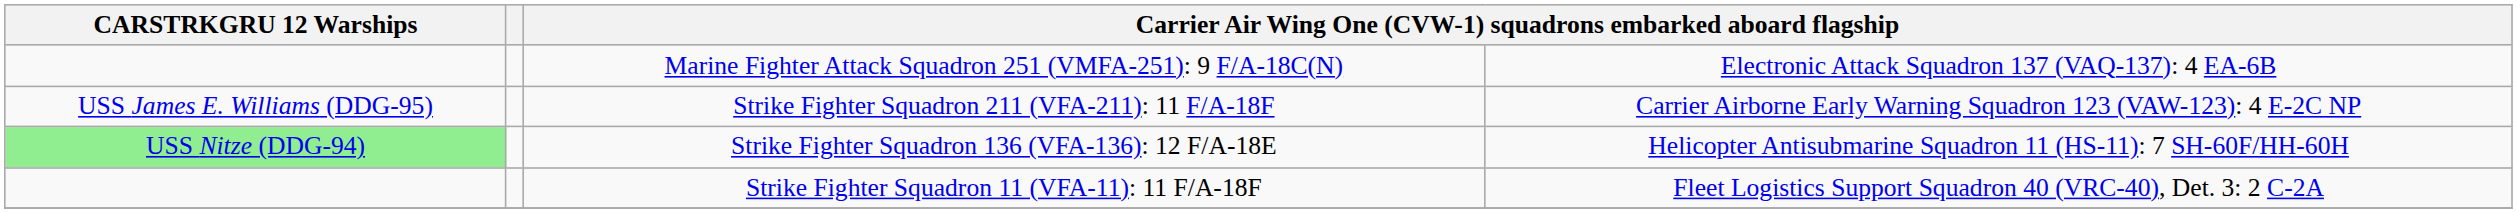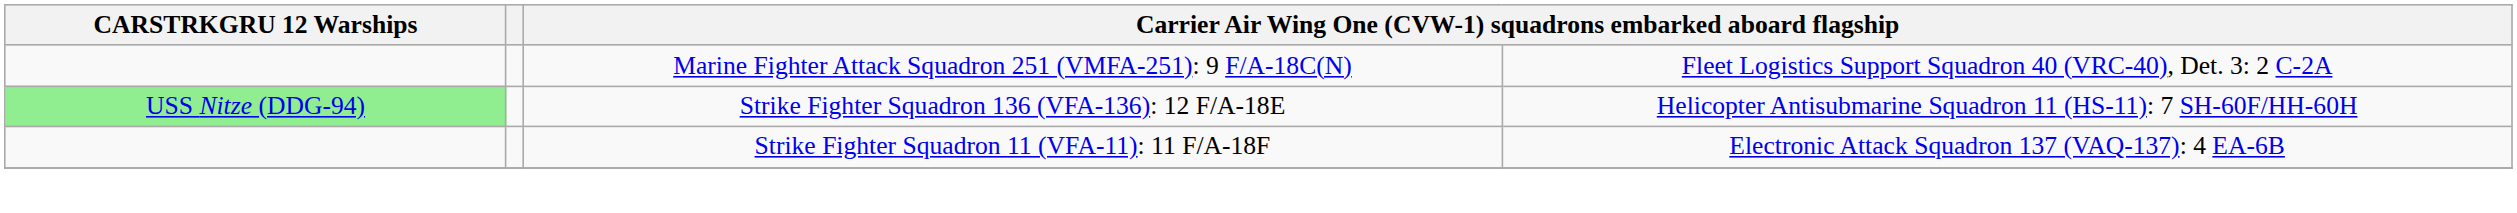(1999, 65) Electronic Attack Squadron 137 (VAQ-137): 4 EA-6B -> (2007, 65) Fleet Logistics Support Squadron 40 (VRC-40), Det. 3: 2 C-2A
- row: (1004, 106)
(1999, 187) Fleet Logistics Support Squadron 40 (VRC-40), Det. 3: 2 C-2A -> (2007, 146) Electronic Attack Squadron 137 (VAQ-137): 4 EA-6B
